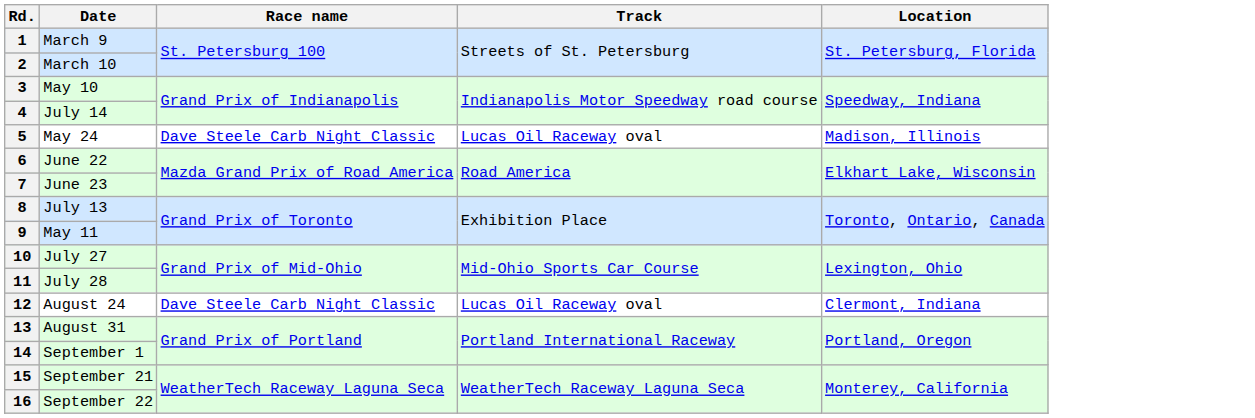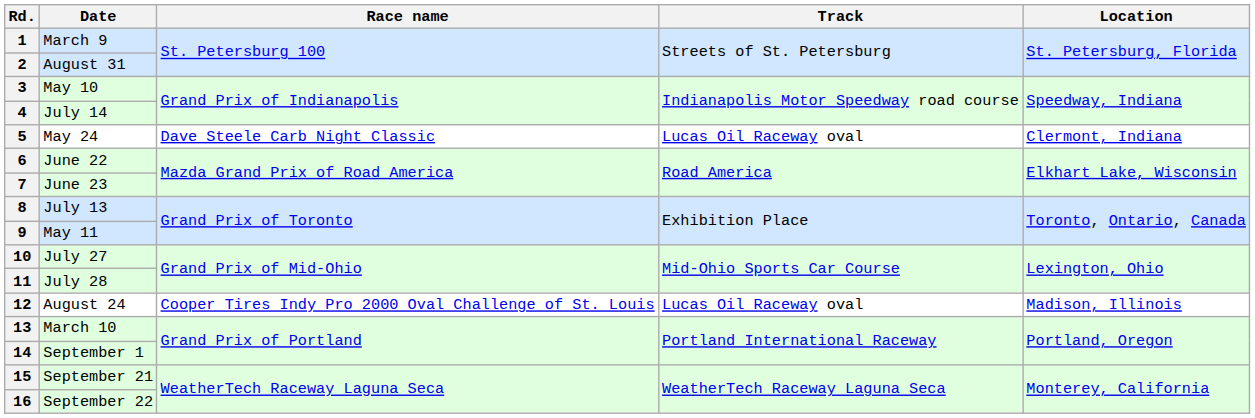(80, 65) March 10 -> (85, 65) August 31
(903, 137) Madison, Illinois -> (1104, 137) Clermont, Indiana
(298, 305) Dave Steele Carb Night Classic -> (408, 305) Cooper Tires Indy Pro 2000 Oval Challenge of St. Louis
(903, 305) Clermont, Indiana -> (1104, 305) Madison, Illinois
(85, 329) August 31 -> (80, 329) March 10
